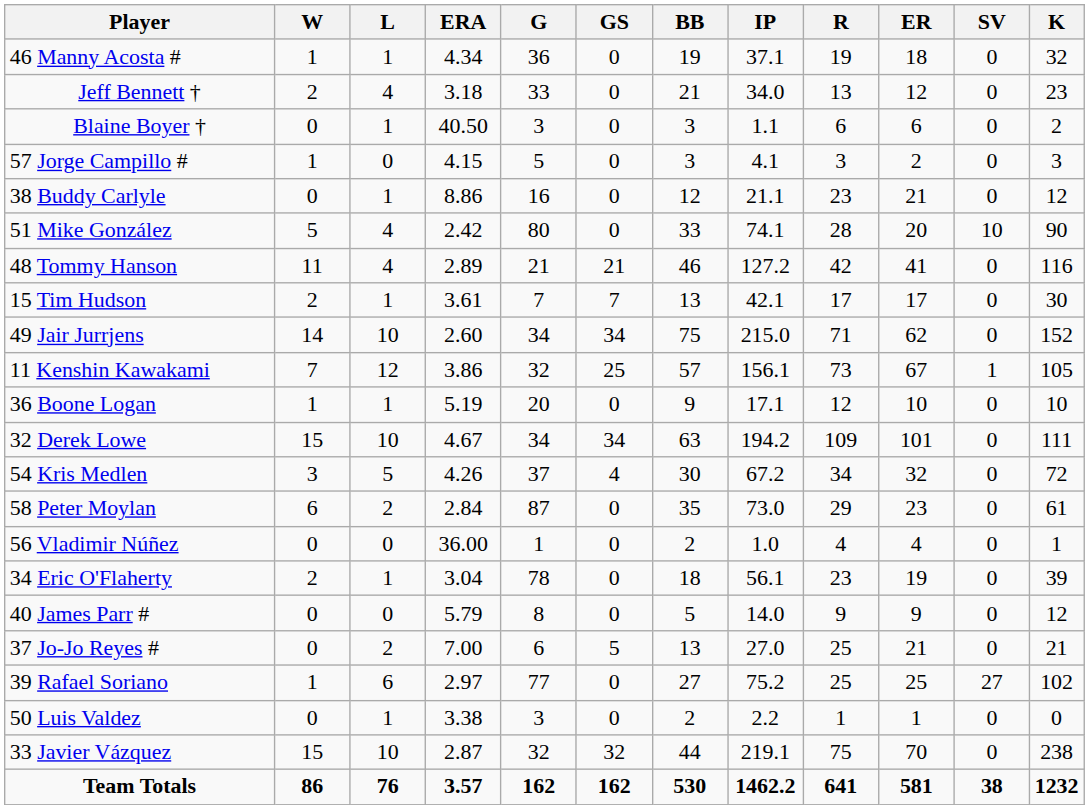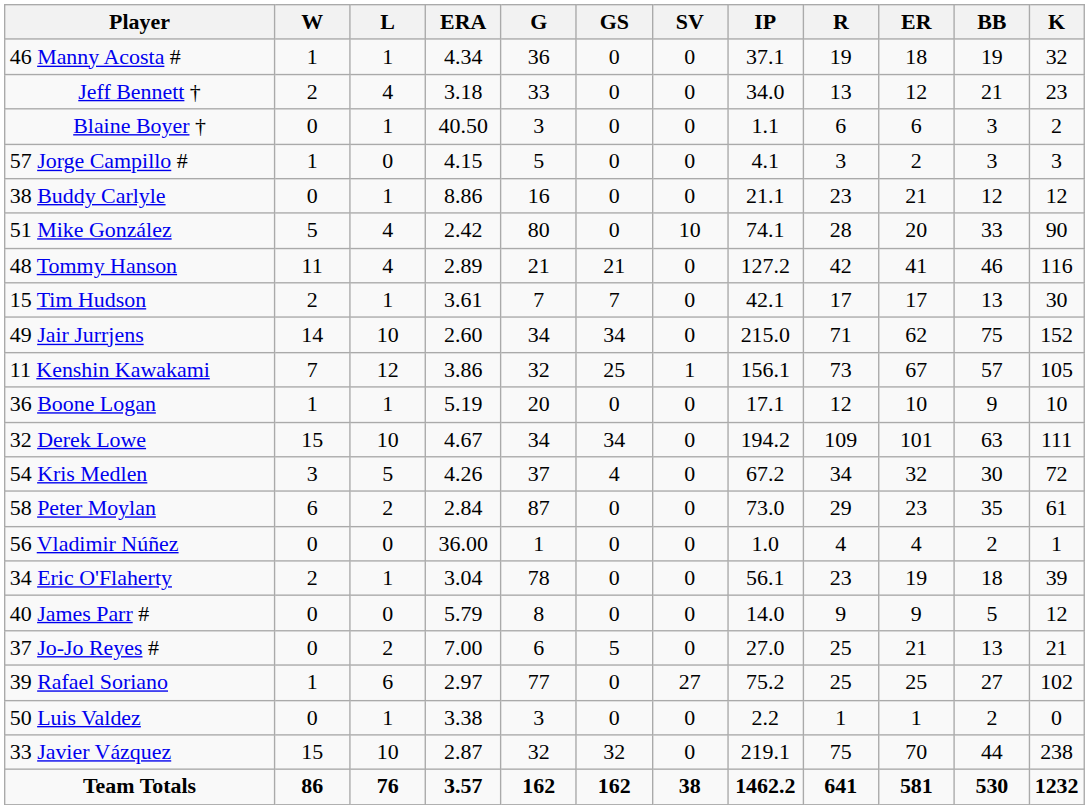columns swapped: (992, 21) <-> (690, 21)
